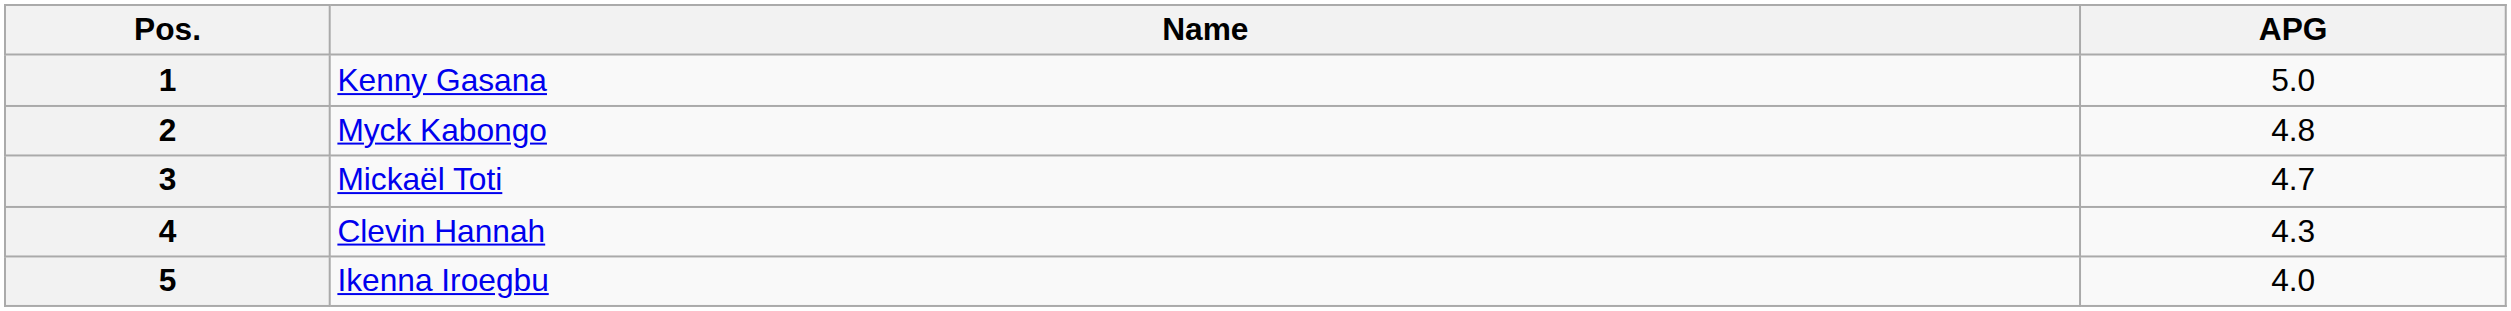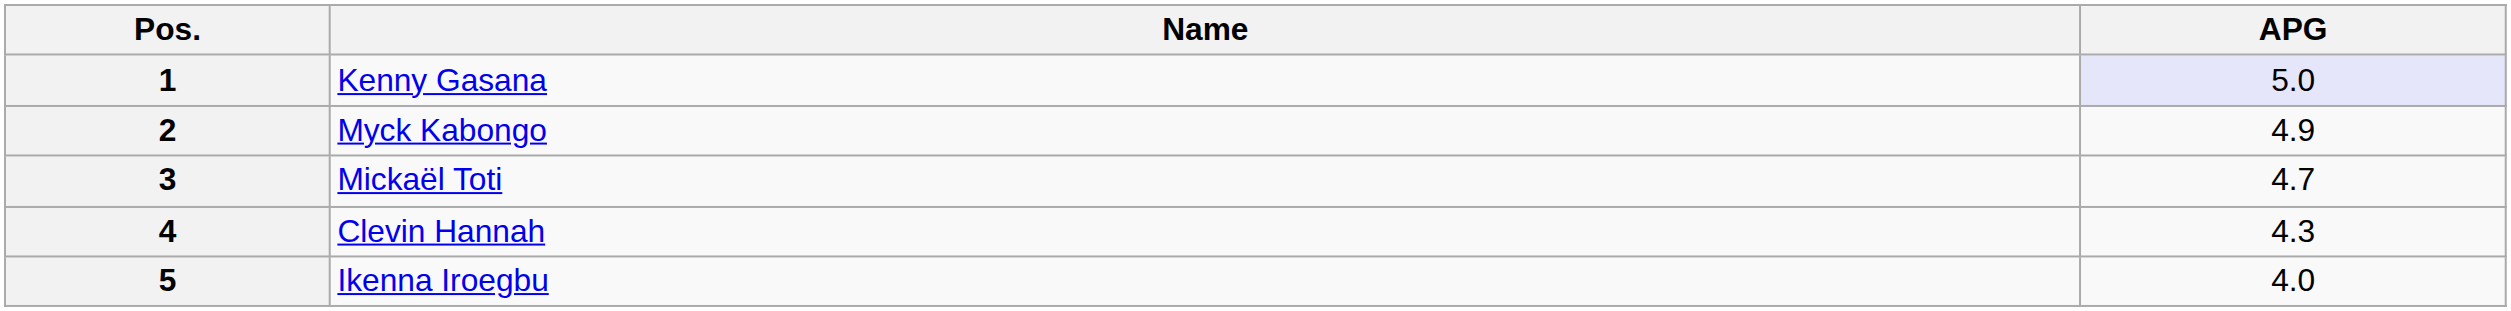(2293, 79) no background -> (2293, 79) lavender background
(2293, 130) 4.8 -> (2293, 130) 4.9
